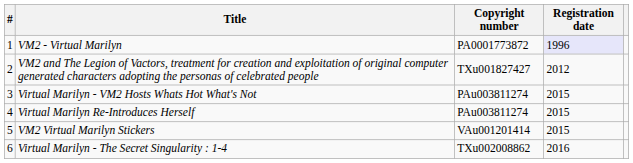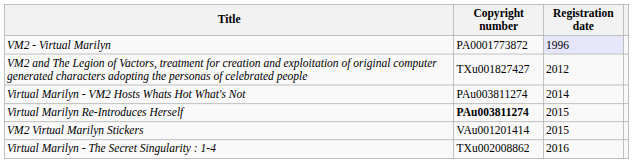- column: (10, 20)
(558, 94) 2015 -> (558, 94) 2014
(493, 112) normal -> (493, 112) bold
